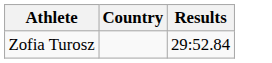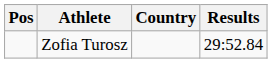+ column: (21, 17)
